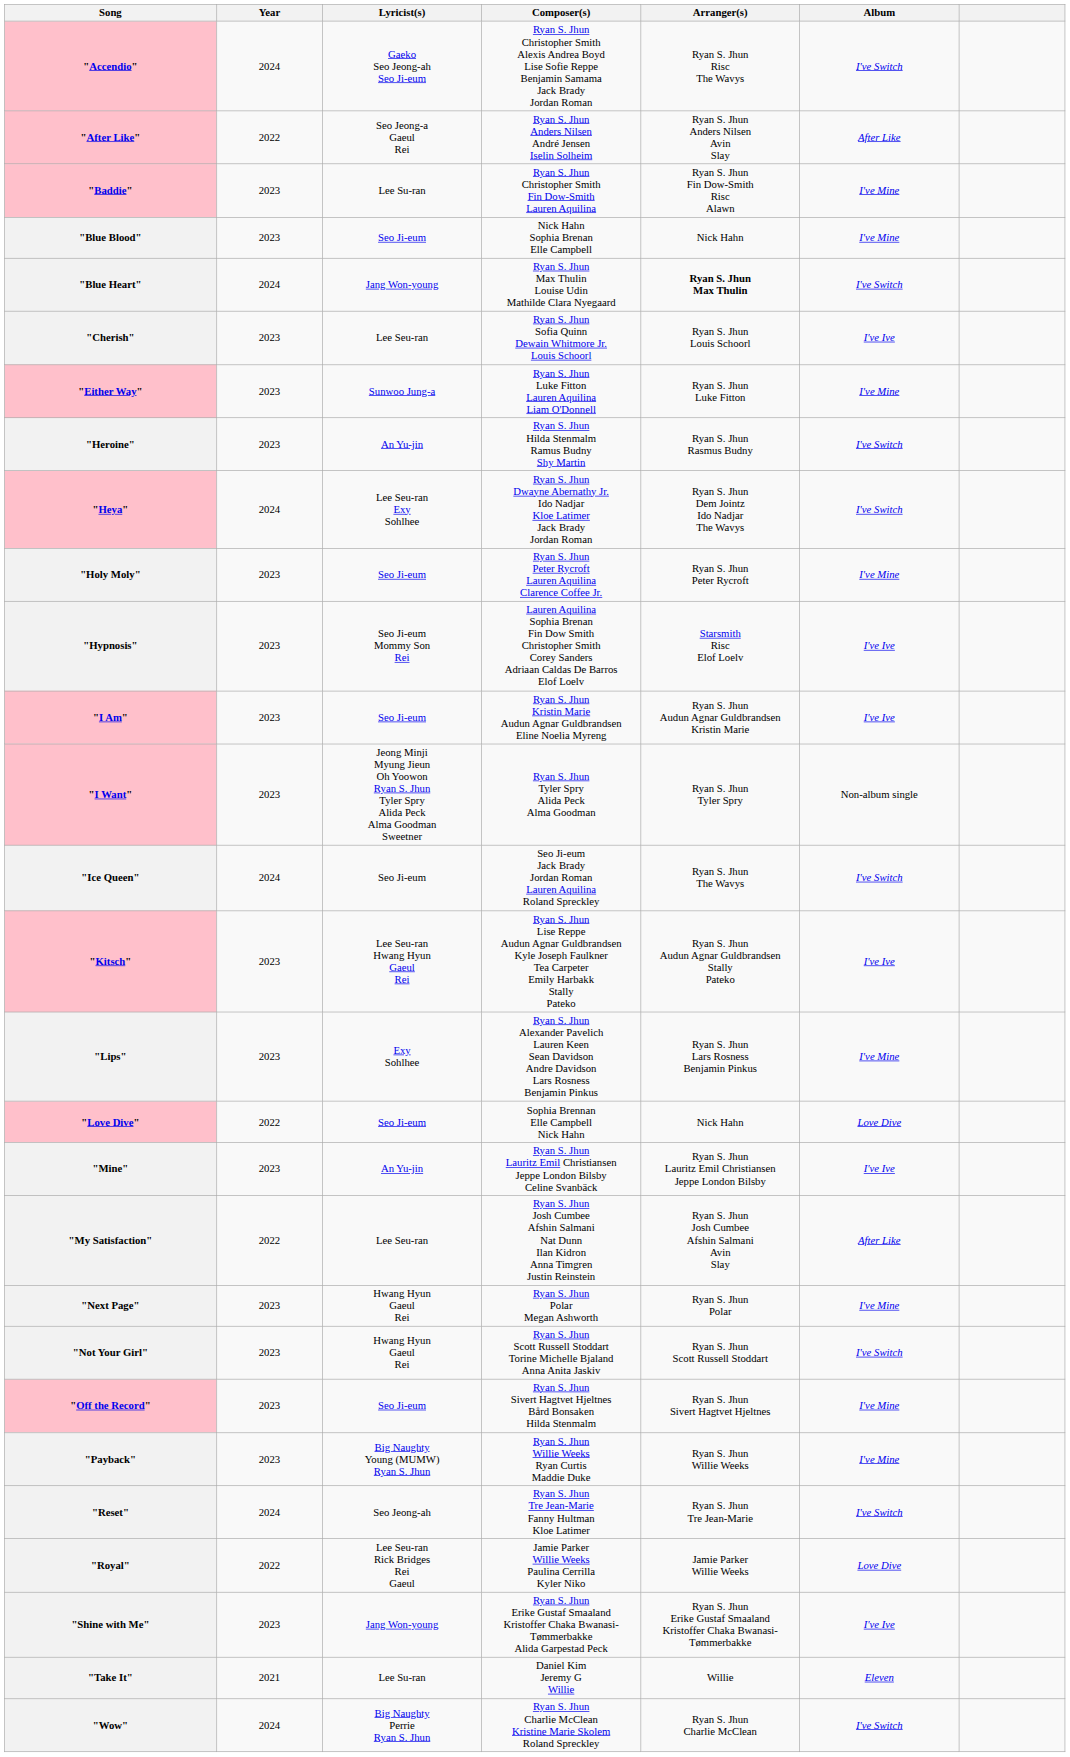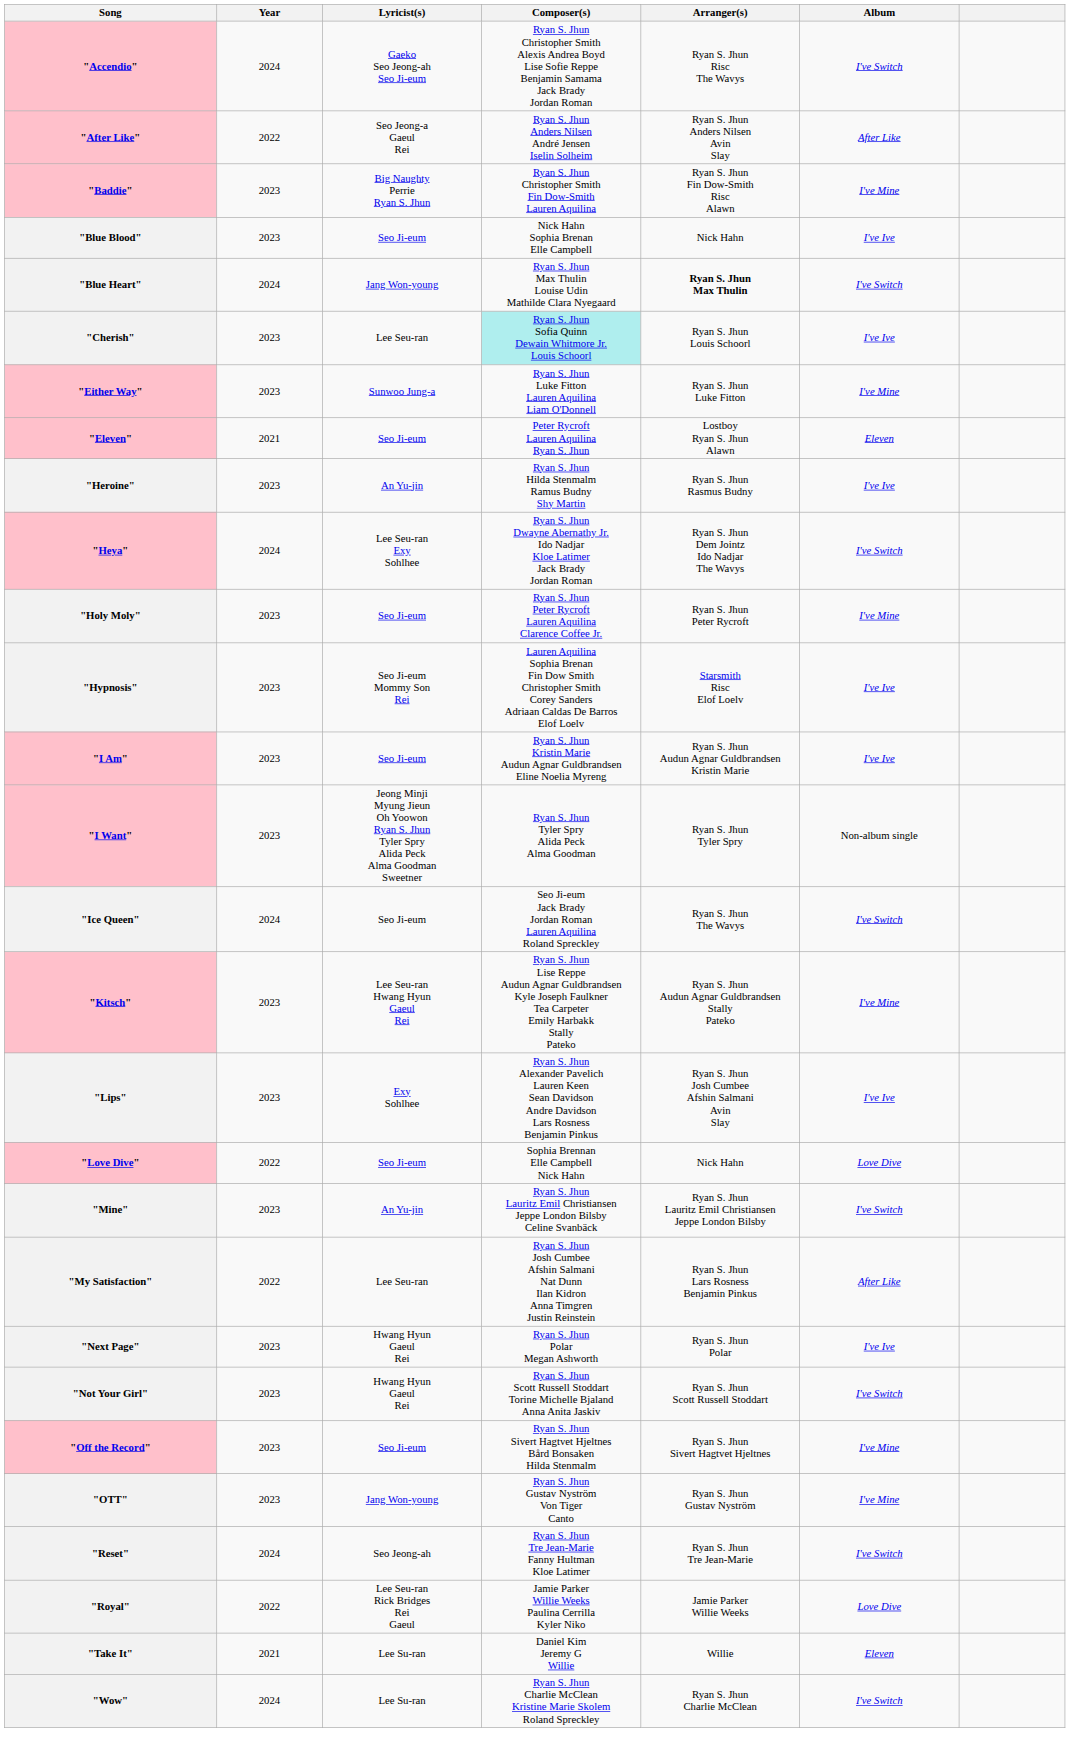(402, 190) Lee Su-ran -> (402, 190) Big Naughty Perrie Ryan S. Jhun
(879, 237) I've Mine -> (879, 237) I've Ive
(561, 338) no background -> (561, 338) paleturquoise background
+ row: (110, 438)
(879, 444) I've Switch -> (879, 485) I've Ive
(879, 961) I've Ive -> (879, 1002) I've Mine
(720, 1056) Ryan S. Jhun Lars Rosness Benjamin Pinkus -> (720, 1097) Ryan S. Jhun Josh Cumbee Afshin Salmani Avin Slay
(879, 1056) I've Mine -> (879, 1097) I've Ive
(879, 1169) I've Ive -> (879, 1210) I've Switch
(720, 1240) Ryan S. Jhun Josh Cumbee Afshin Salmani Avin Slay -> (720, 1281) Ryan S. Jhun Lars Rosness Benjamin Pinkus
(879, 1305) I've Mine -> (879, 1346) I've Ive
+ row: (110, 1500)
- row: (110, 1459)
- row: (110, 1624)
(402, 1725) Big Naughty Perrie Ryan S. Jhun -> (402, 1701) Lee Su-ran
